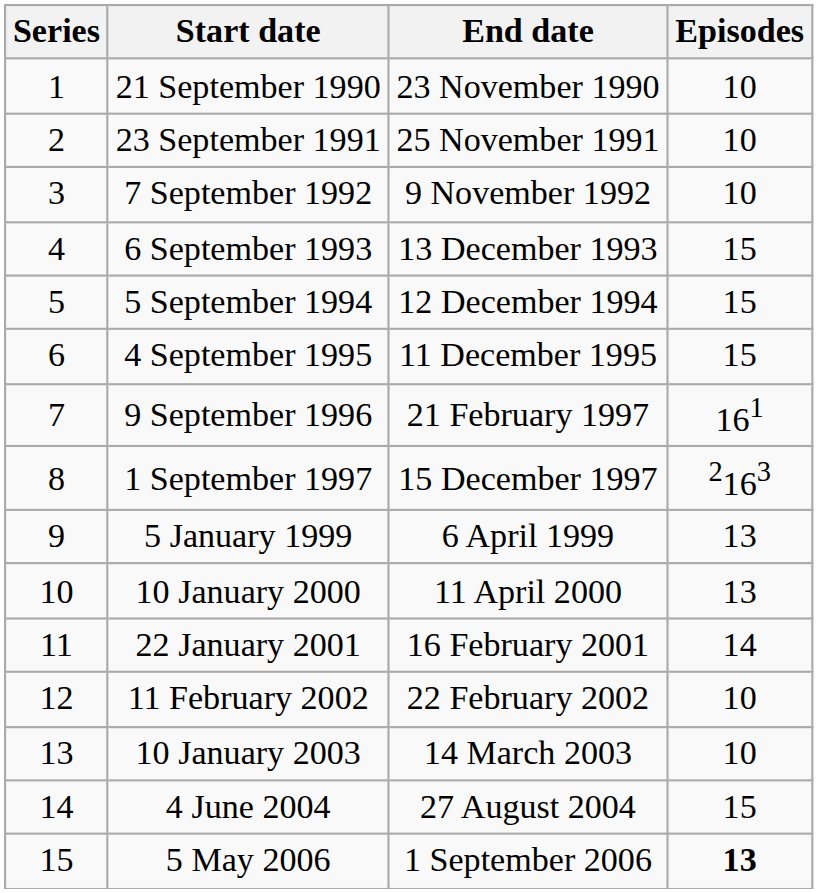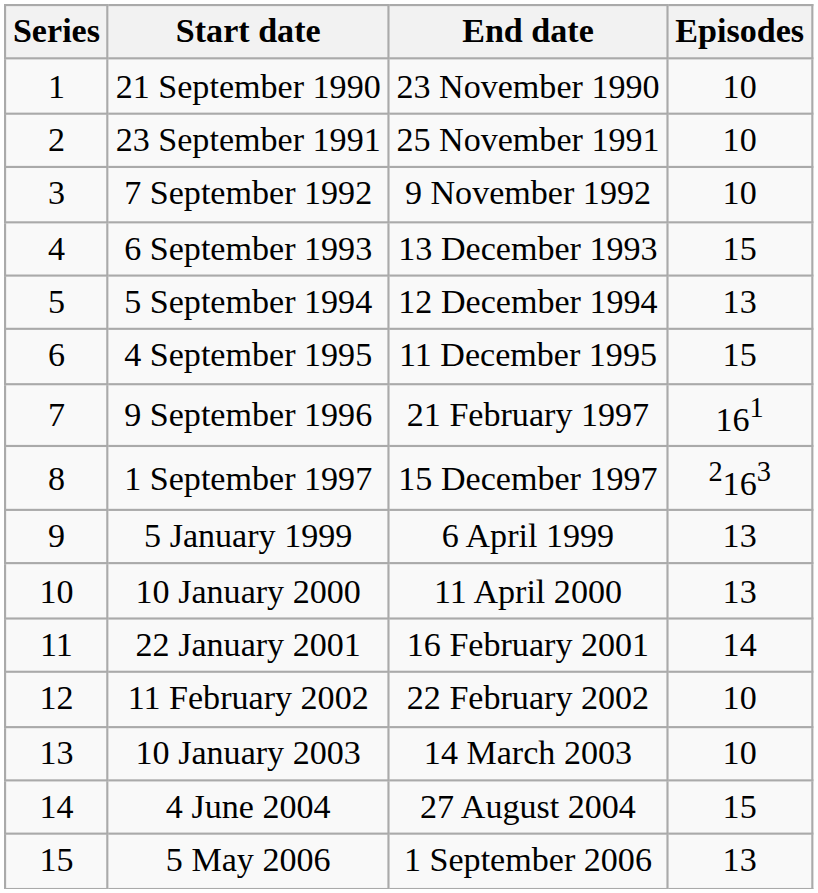(740, 301) 15 -> (740, 301) 13
(740, 860) bold -> (740, 860) normal
